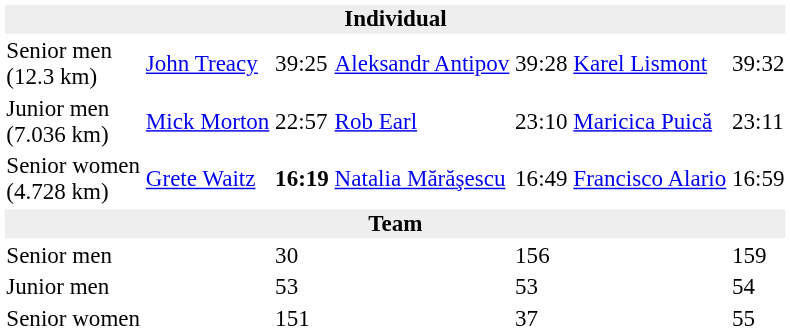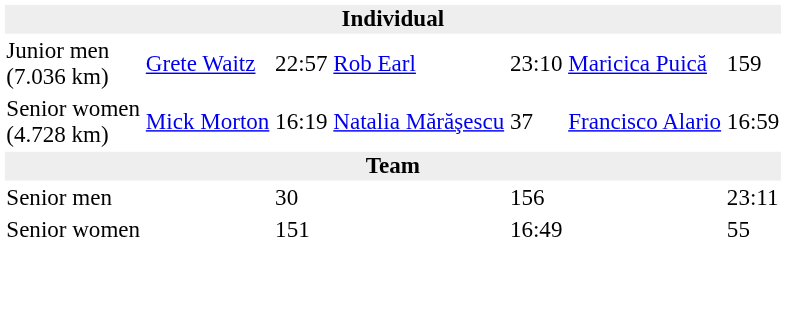- row: (59, 63)
(208, 121) Mick Morton -> (201, 63) Grete Waitz
(758, 121) 23:11 -> (744, 63) 159
(201, 178) Grete Waitz -> (208, 121) Mick Morton
(302, 178) bold -> (301, 121) normal
(541, 178) 16:49 -> (521, 121) 37
(749, 255) 159 -> (753, 197) 23:11
- row: (58, 286)
(527, 318) 37 -> (536, 229) 16:49
